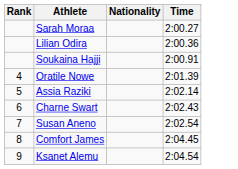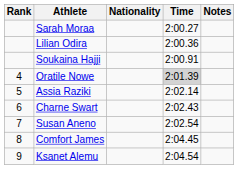+ column: (217, 12)
(182, 76) no background -> (182, 76) lightgrey background
